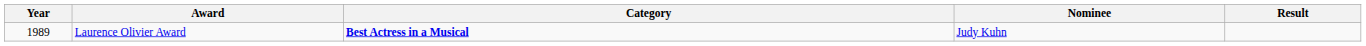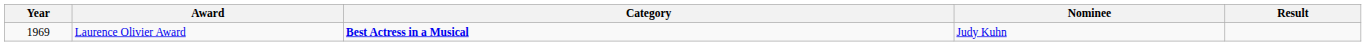(38, 31) 1989 -> (38, 31) 1969
